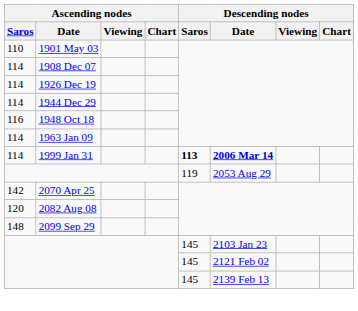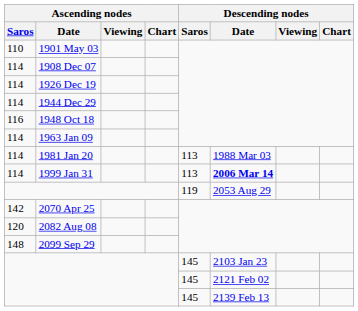+ row: (15, 155)
(189, 155) bold -> (189, 173) normal
